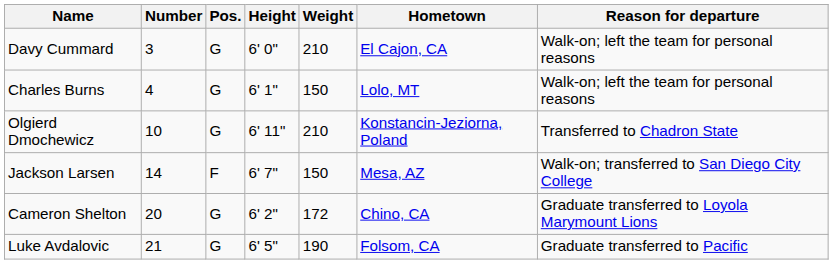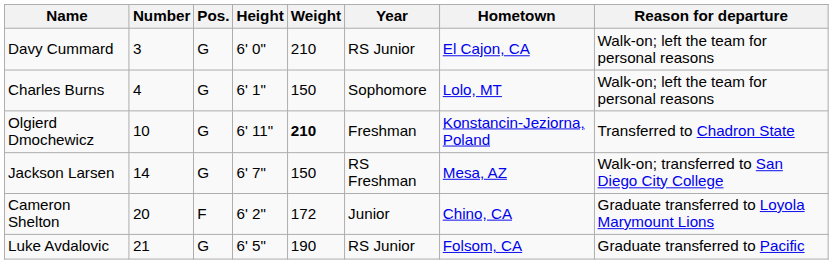+ column: (392, 16)
(316, 131) normal -> (303, 131) bold
(214, 172) F -> (203, 172) G
(215, 214) G -> (202, 214) F
